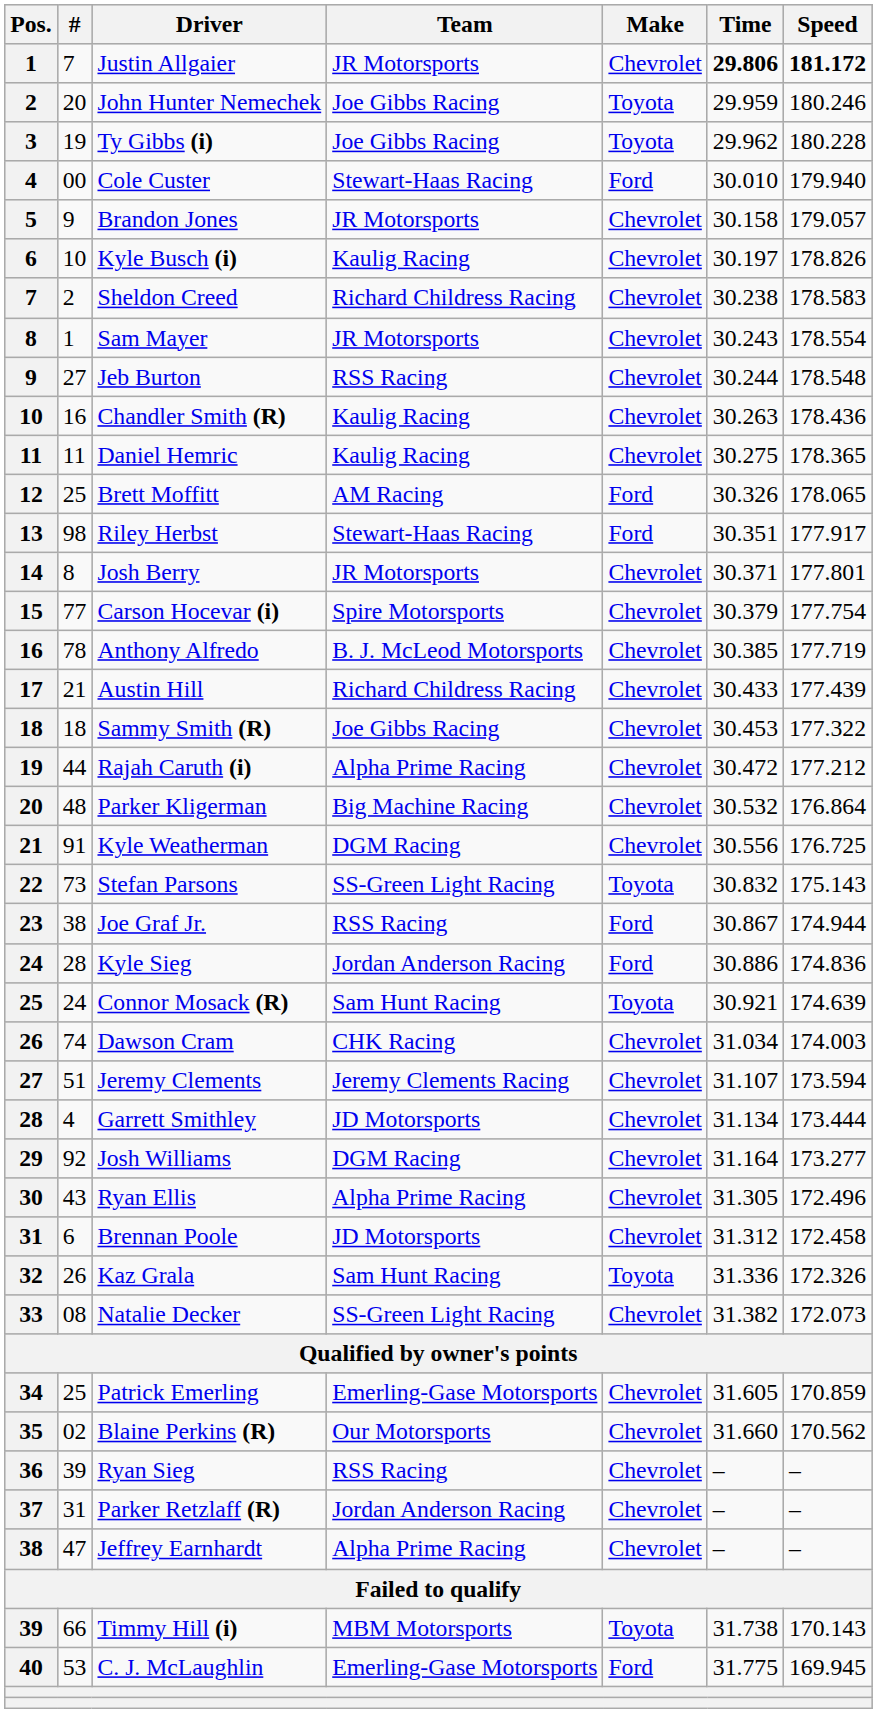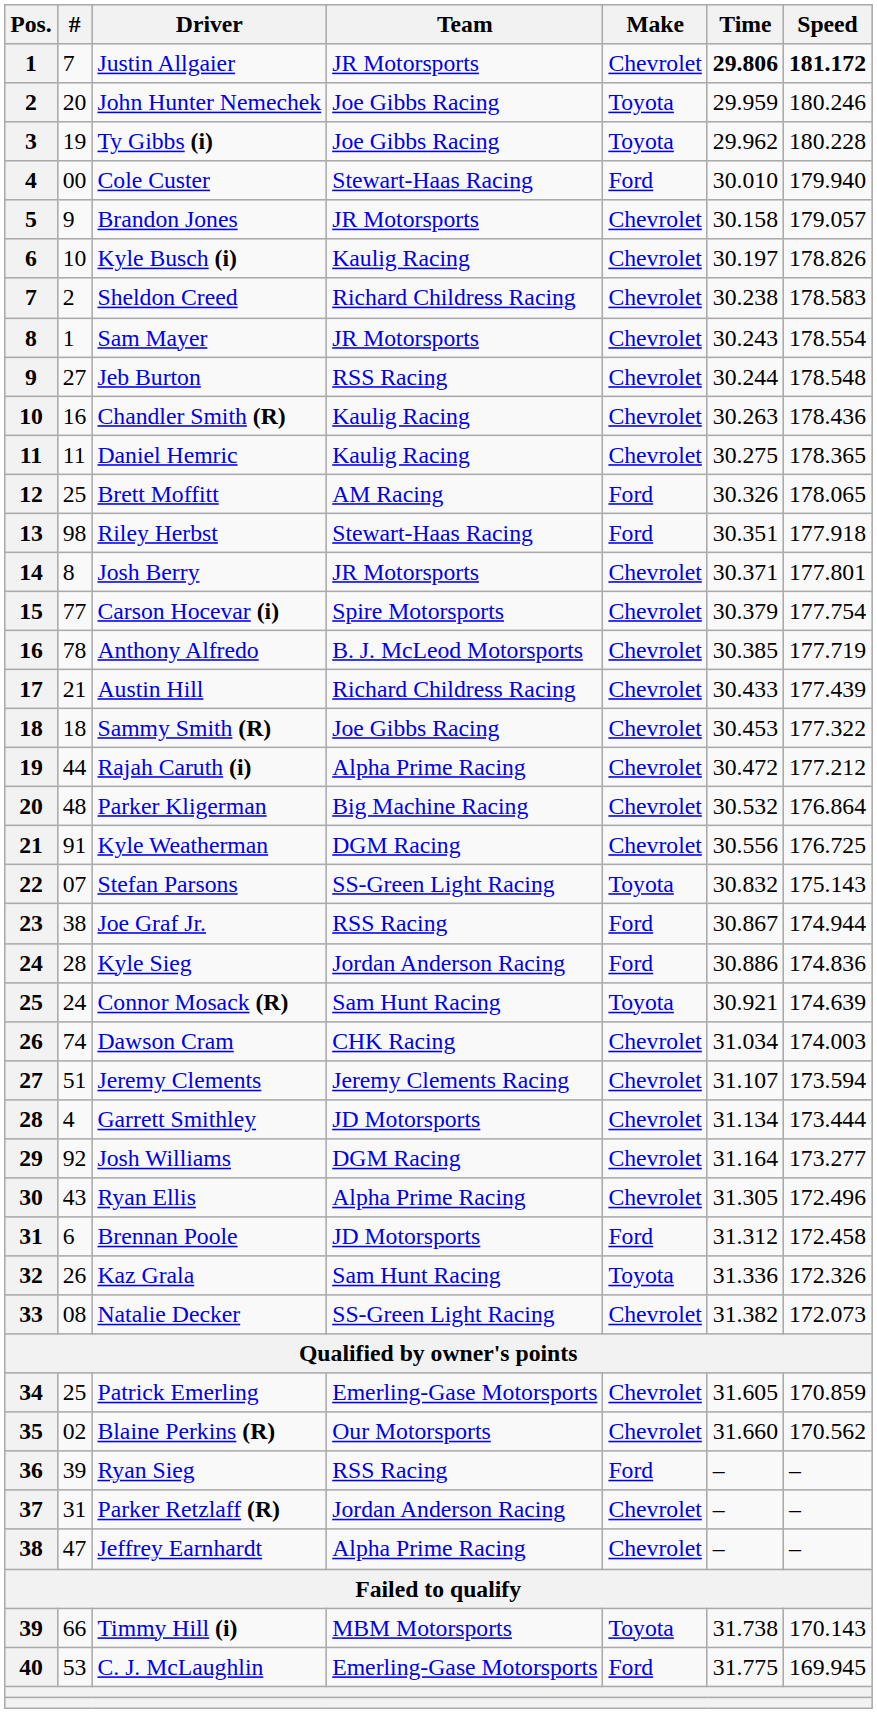(828, 532) 177.917 -> (828, 532) 177.918
(75, 884) 73 -> (75, 884) 07
(655, 1236) Chevrolet -> (631, 1236) Ford
(655, 1470) Chevrolet -> (631, 1470) Ford
